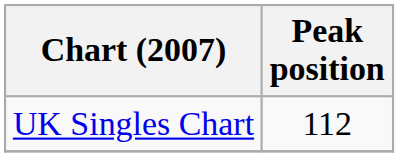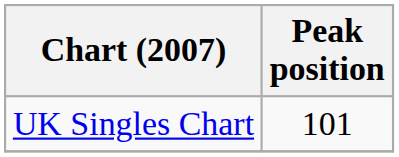(327, 123) 112 -> (327, 123) 101
